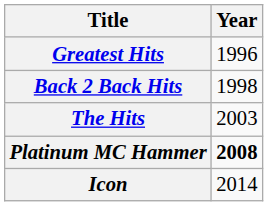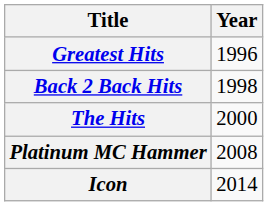(237, 119) 2003 -> (237, 119) 2000
(237, 151) bold -> (237, 151) normal
